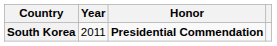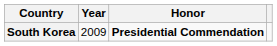(93, 31) 2011 -> (94, 31) 2009
